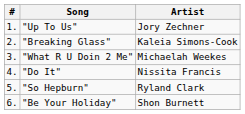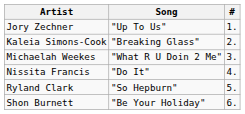columns swapped: (12, 12) <-> (188, 12)
